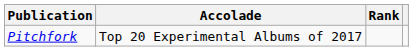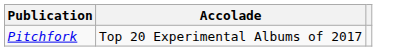- column: (384, 15)
